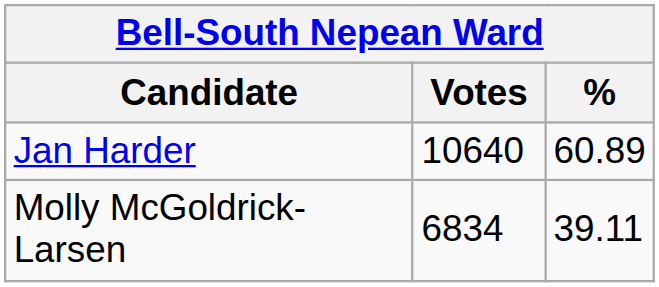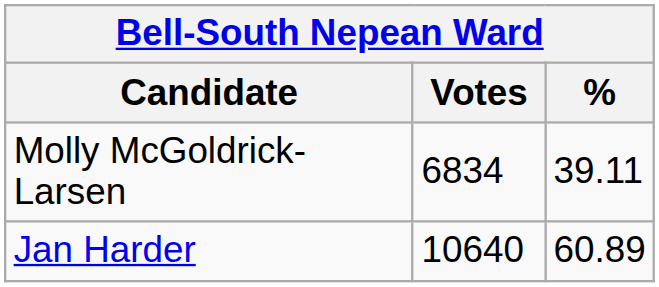rows swapped: (105, 150) <-> (160, 229)
